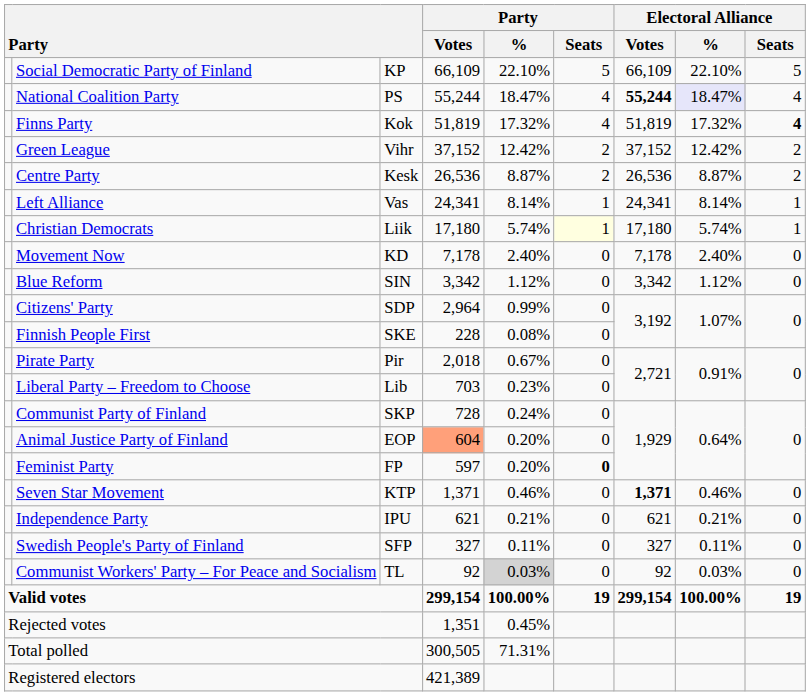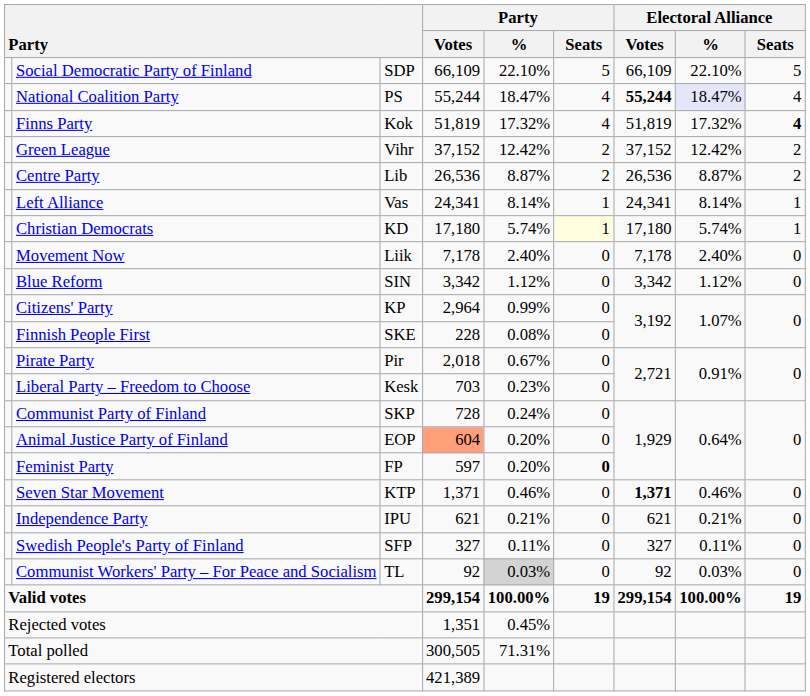(395, 70) KP -> (399, 70) SDP
(401, 176) Kesk -> (396, 176) Lib
(398, 228) Liik -> (396, 228) KD
(396, 255) KD -> (398, 255) Liik
(399, 307) SDP -> (395, 307) KP
(396, 387) Lib -> (401, 387) Kesk
